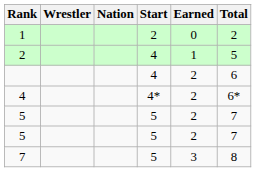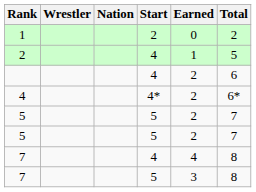+ row: (22, 156)
